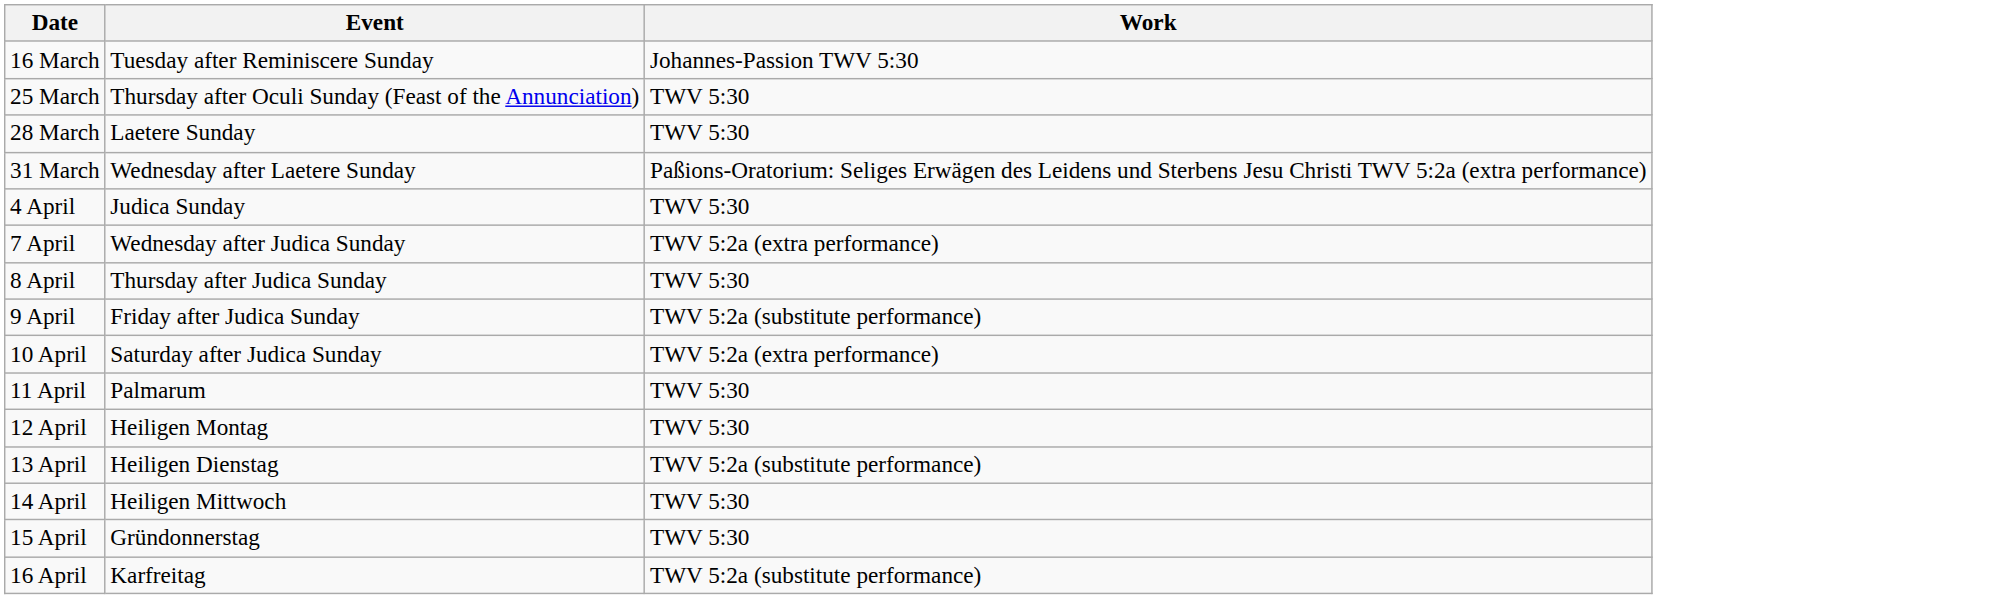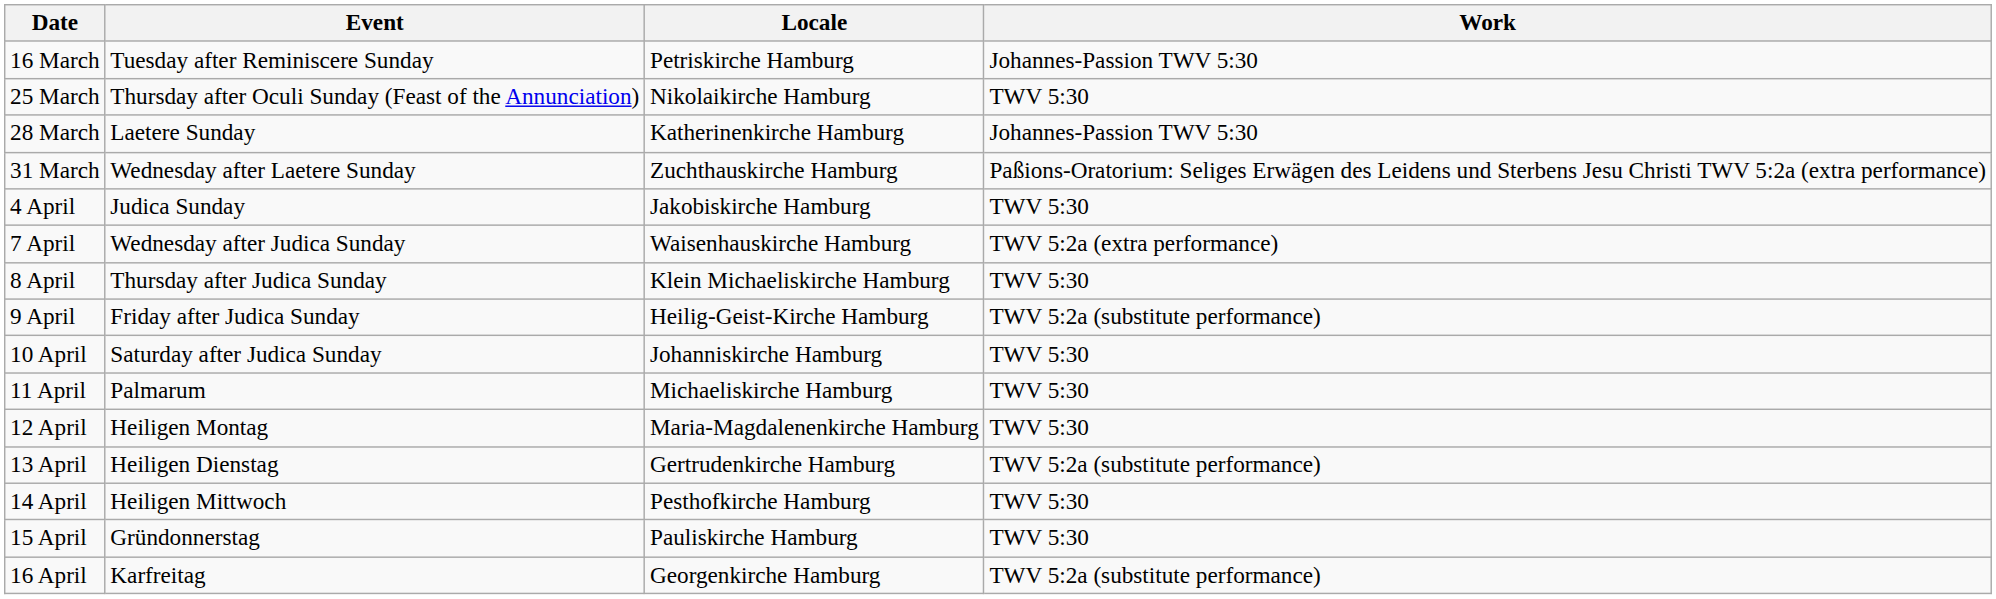+ column: (814, 22)
(700, 133) TWV 5:30 -> (1124, 133) Johannes-Passion TWV 5:30
(794, 354) TWV 5:2a (extra performance) -> (1039, 354) TWV 5:30
